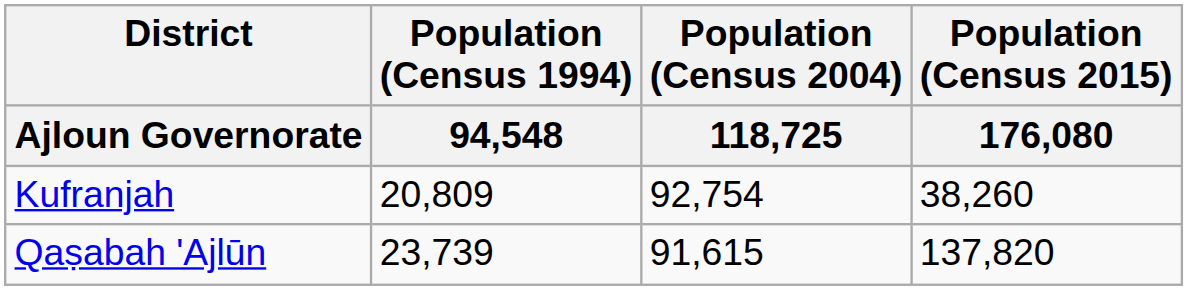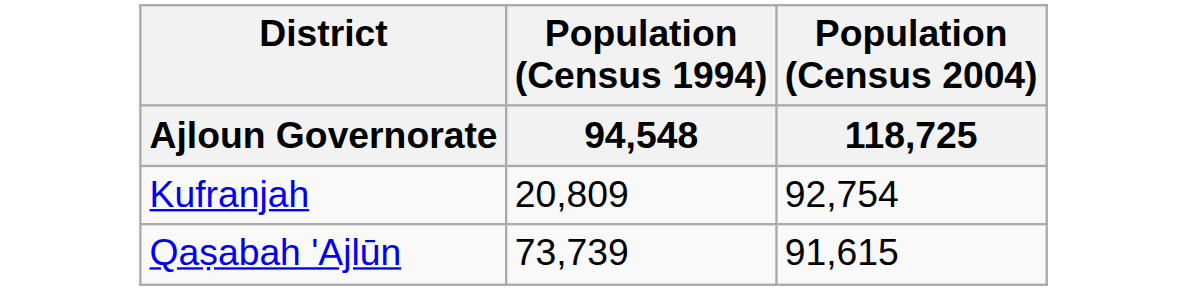- column: (1046, 135)
(437, 253) 23,739 -> (572, 253) 73,739
